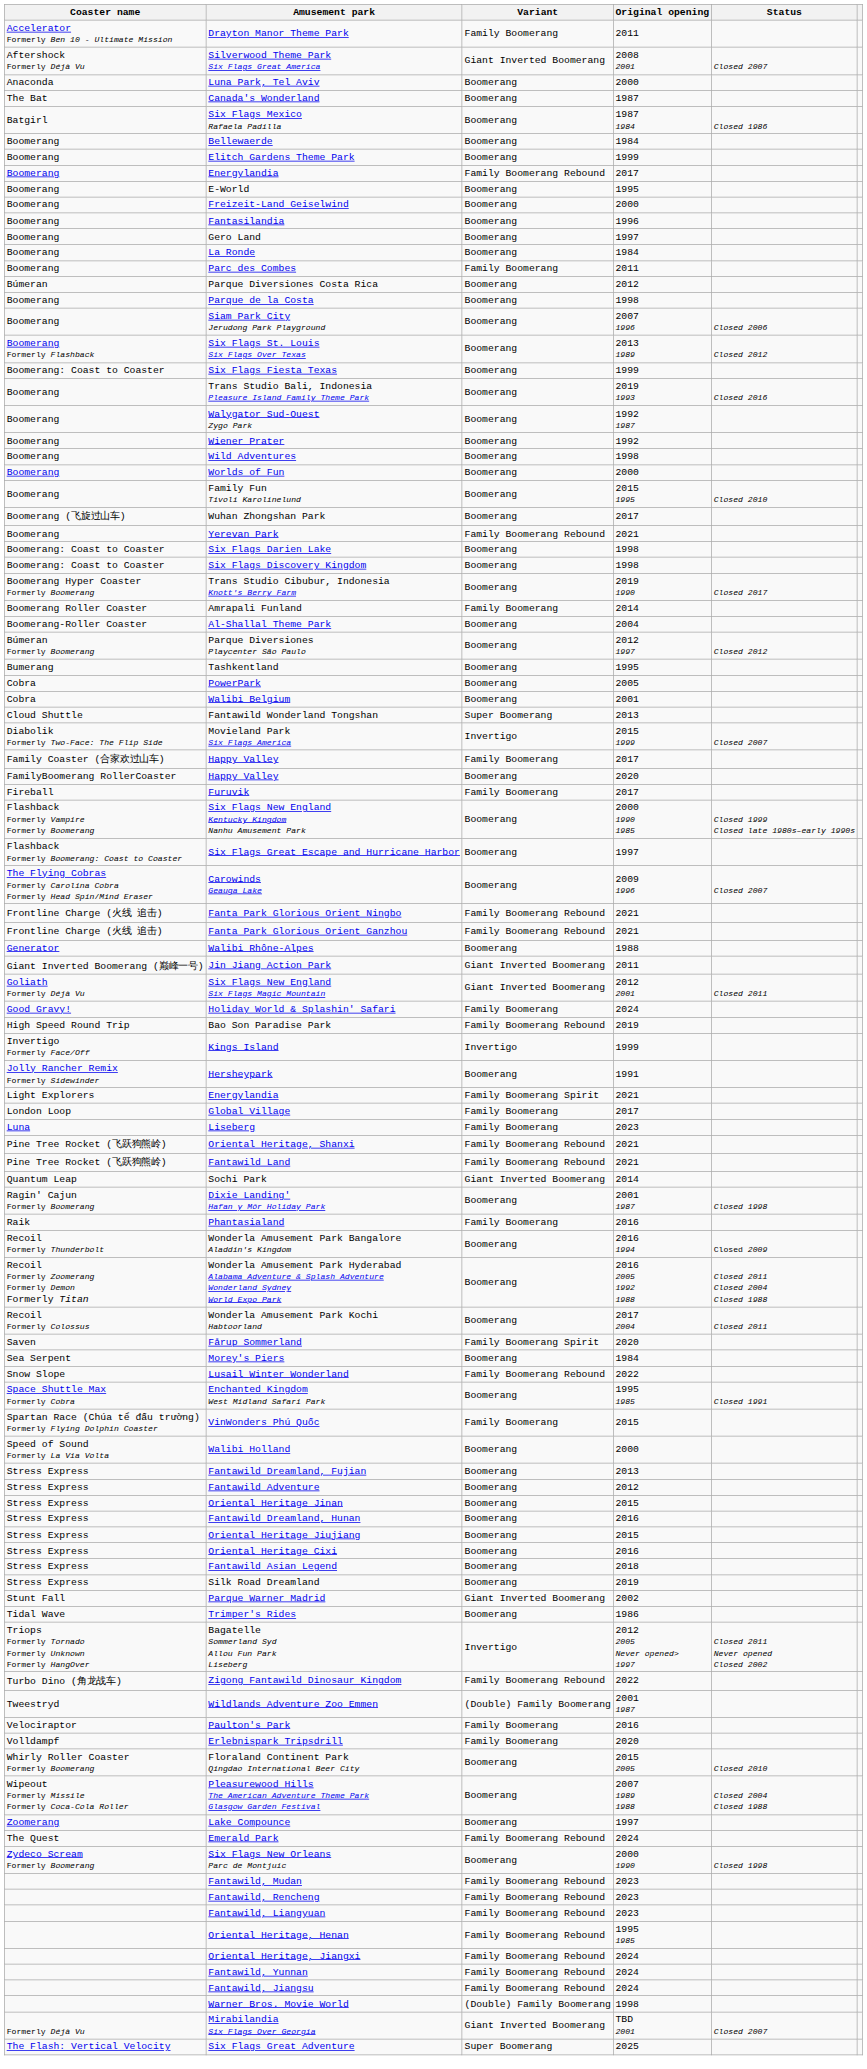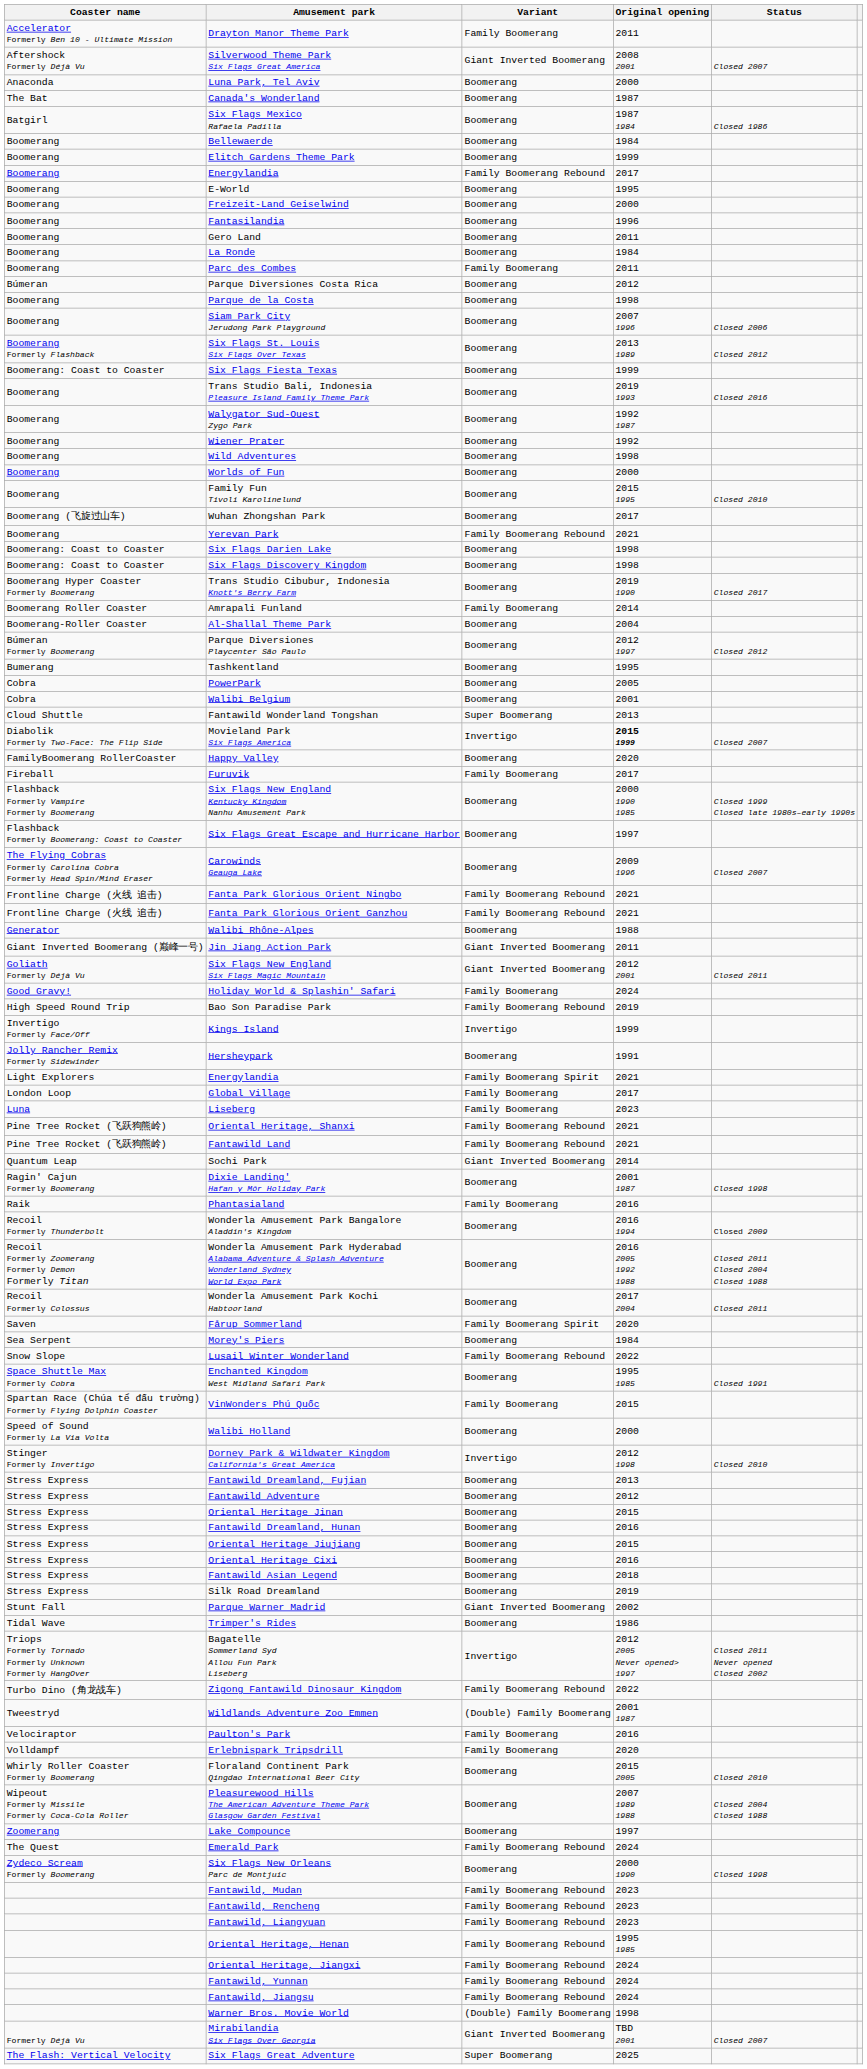(627, 237) 1997 -> (627, 237) 2011
(627, 736) normal -> (627, 737) bold
- row: (86, 760)
+ row: (51, 1458)
